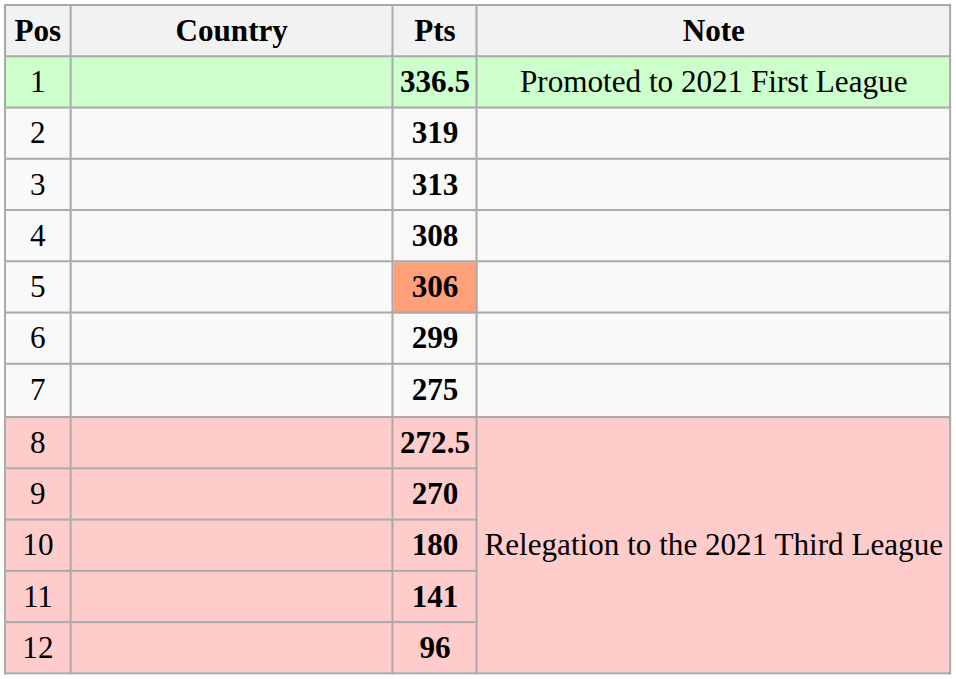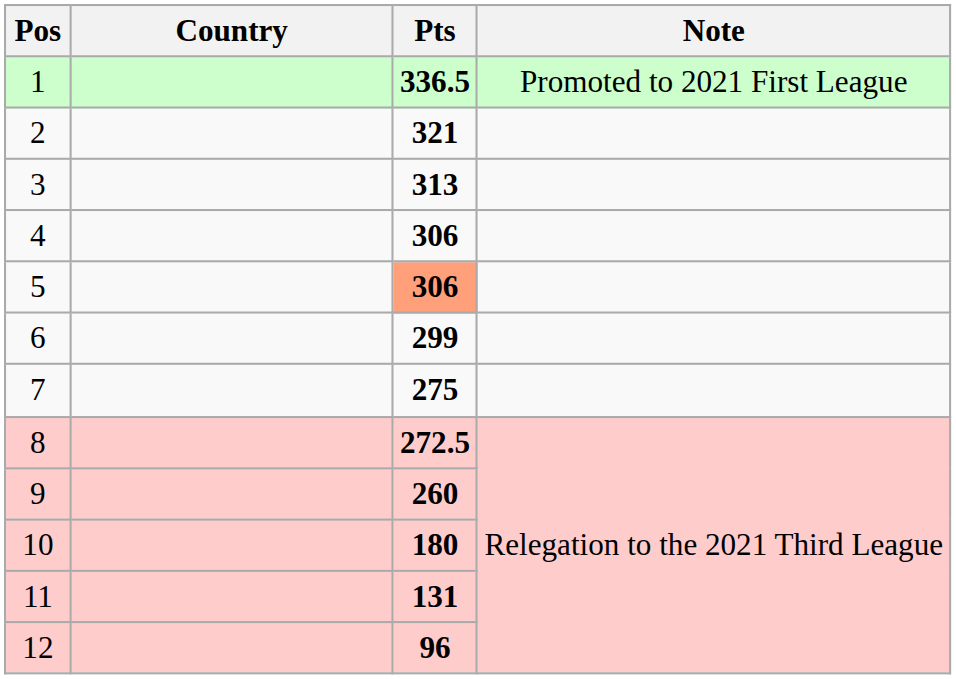(435, 133) 319 -> (435, 133) 321
(435, 235) 308 -> (435, 235) 306
(435, 492) 270 -> (435, 492) 260
(435, 595) 141 -> (435, 595) 131
